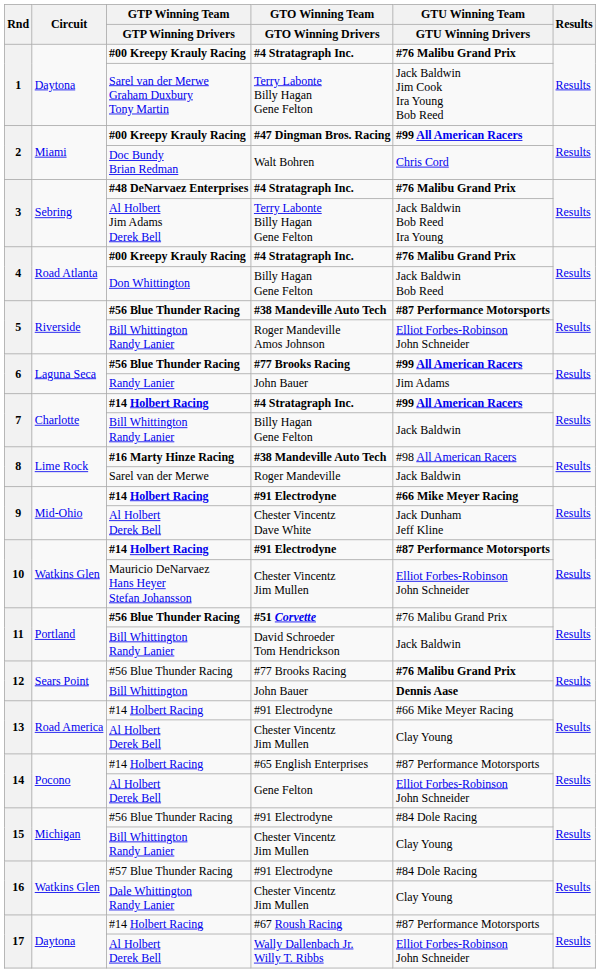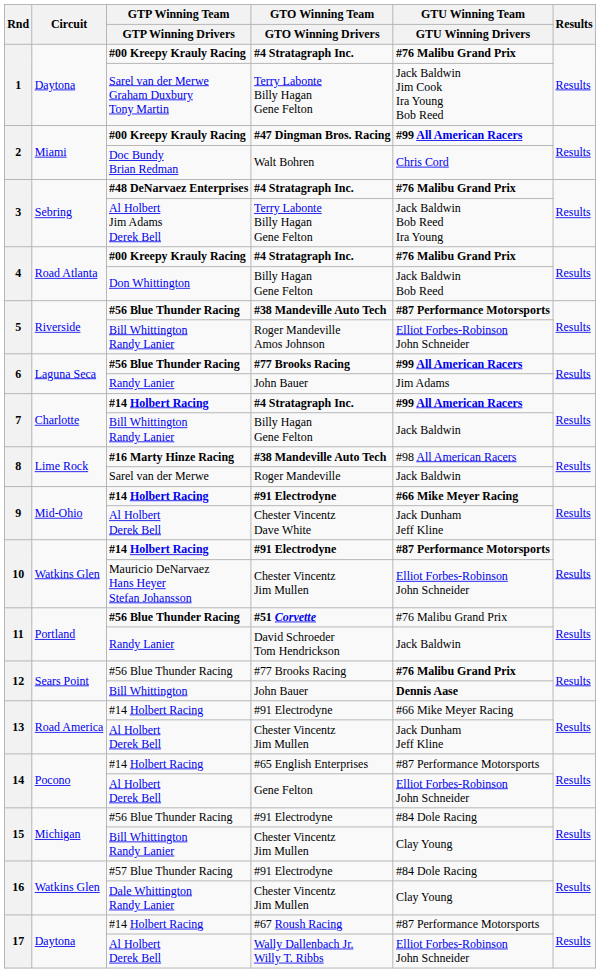(148, 644) Bill Whittington Randy Lanier -> (142, 644) Randy Lanier
(424, 737) Clay Young -> (429, 737) Jack Dunham Jeff Kline
